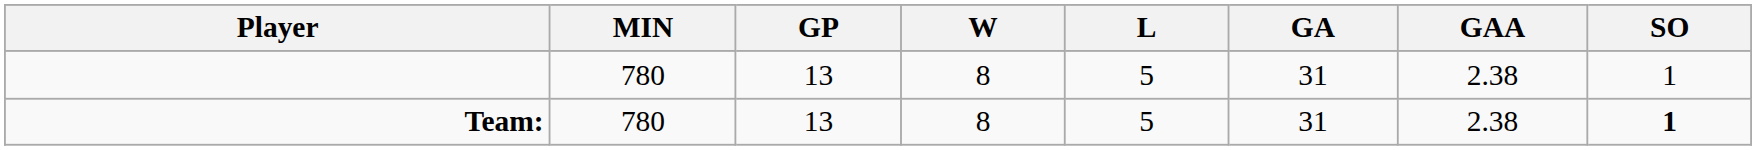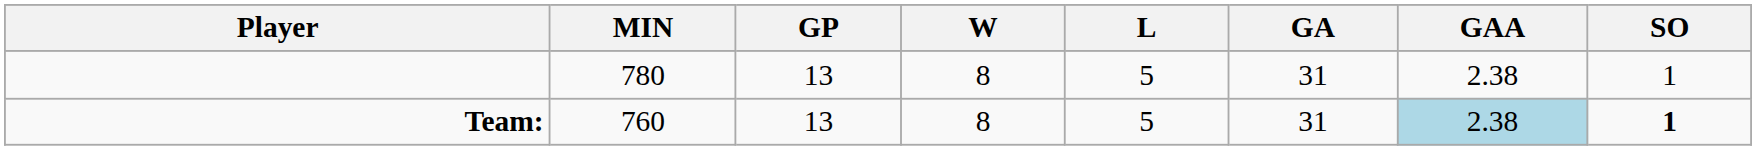(643, 121) 780 -> (643, 121) 760
(1493, 121) no background -> (1493, 121) lightblue background
